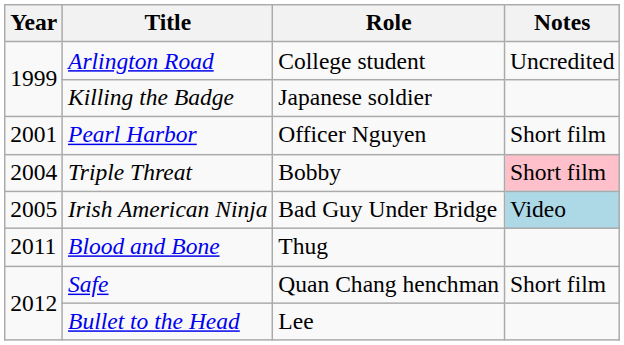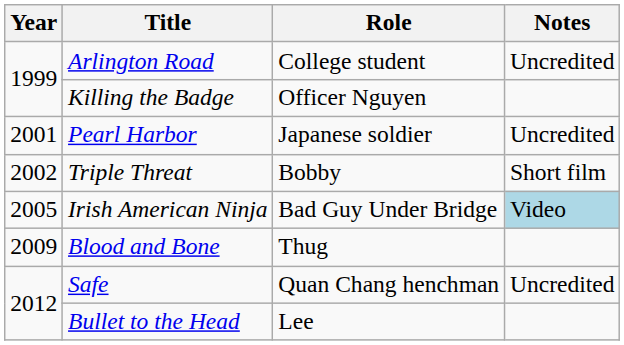(355, 97) Japanese soldier -> (352, 97) Officer Nguyen
(352, 135) Officer Nguyen -> (355, 135) Japanese soldier
(558, 135) Short film -> (562, 135) Uncredited
(34, 172) 2004 -> (34, 172) 2002
(558, 172) pink background -> (558, 172) no background
(33, 246) 2011 -> (34, 246) 2009
(558, 284) Short film -> (562, 284) Uncredited
